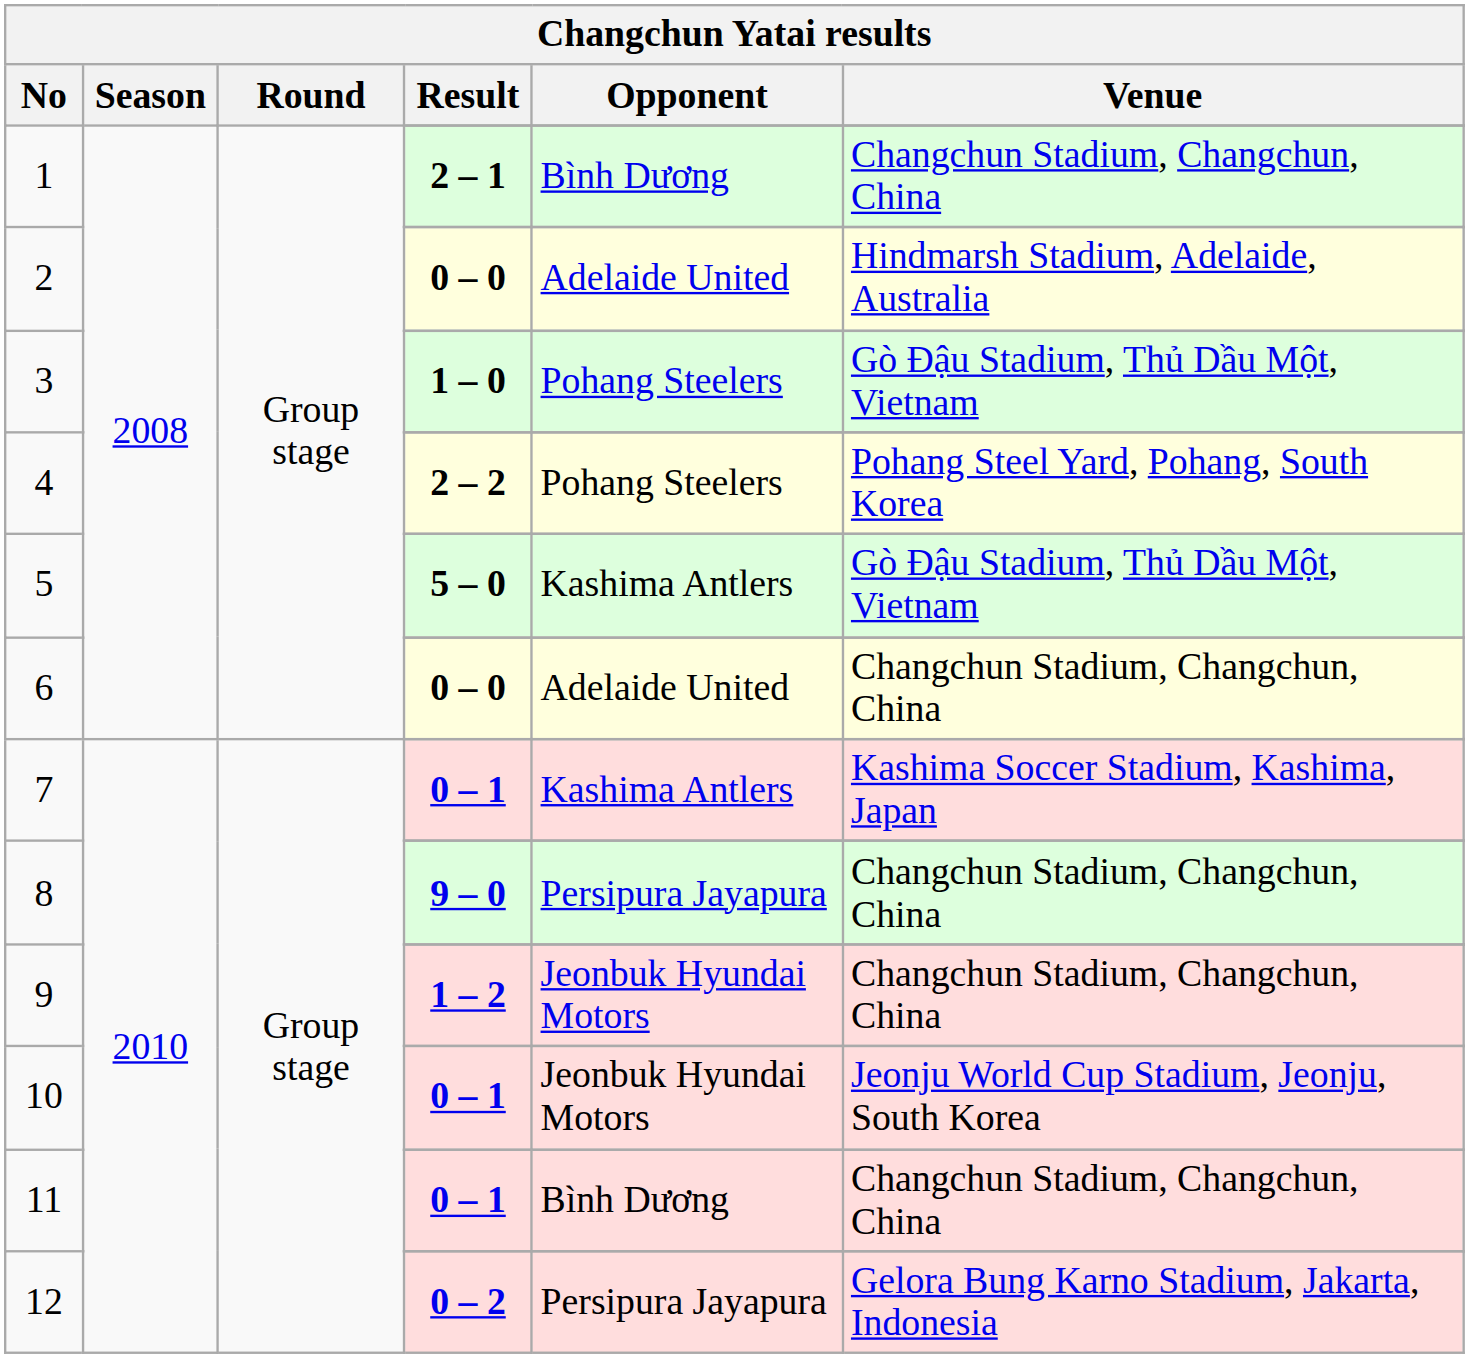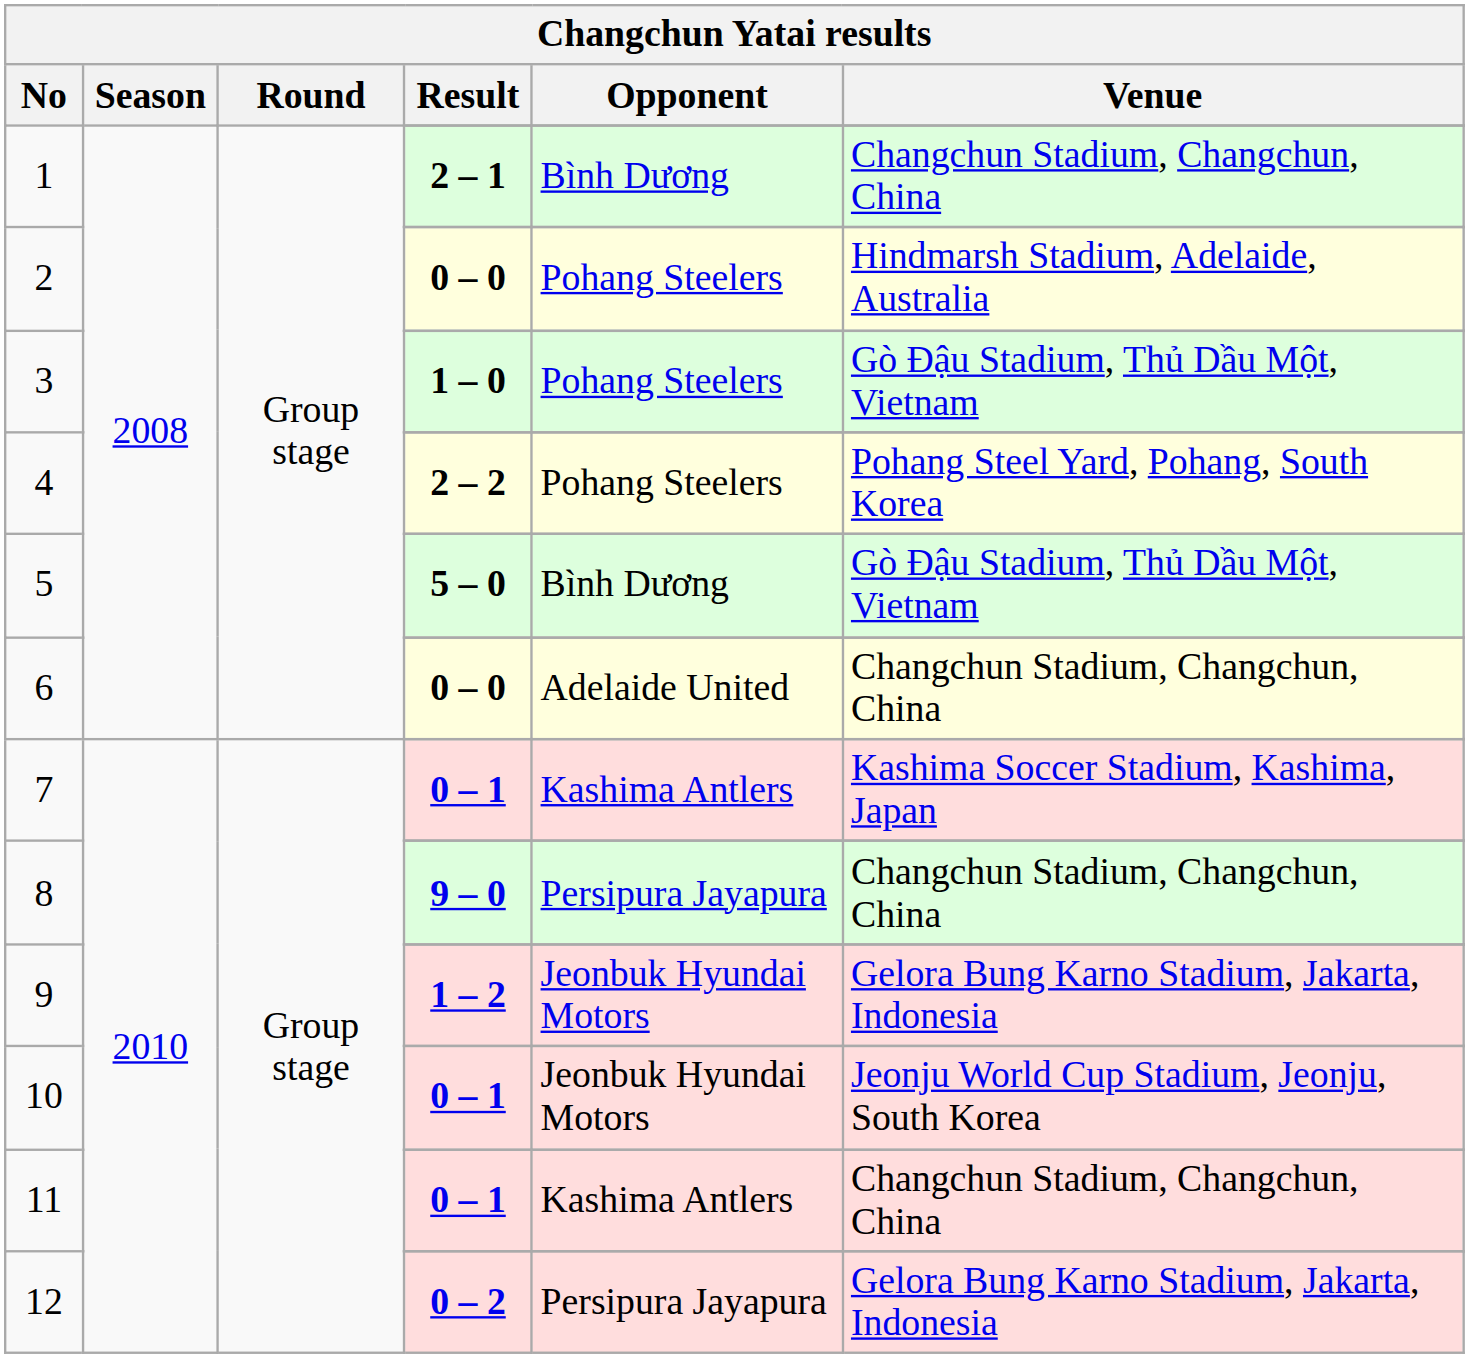(665, 277) Adelaide United -> (662, 277) Pohang Steelers
(667, 584) Kashima Antlers -> (635, 584) Bình Dương
(1105, 994) Changchun Stadium, Changchun, China -> (1135, 994) Gelora Bung Karno Stadium, Jakarta, Indonesia
(635, 1199) Bình Dương -> (667, 1199) Kashima Antlers
